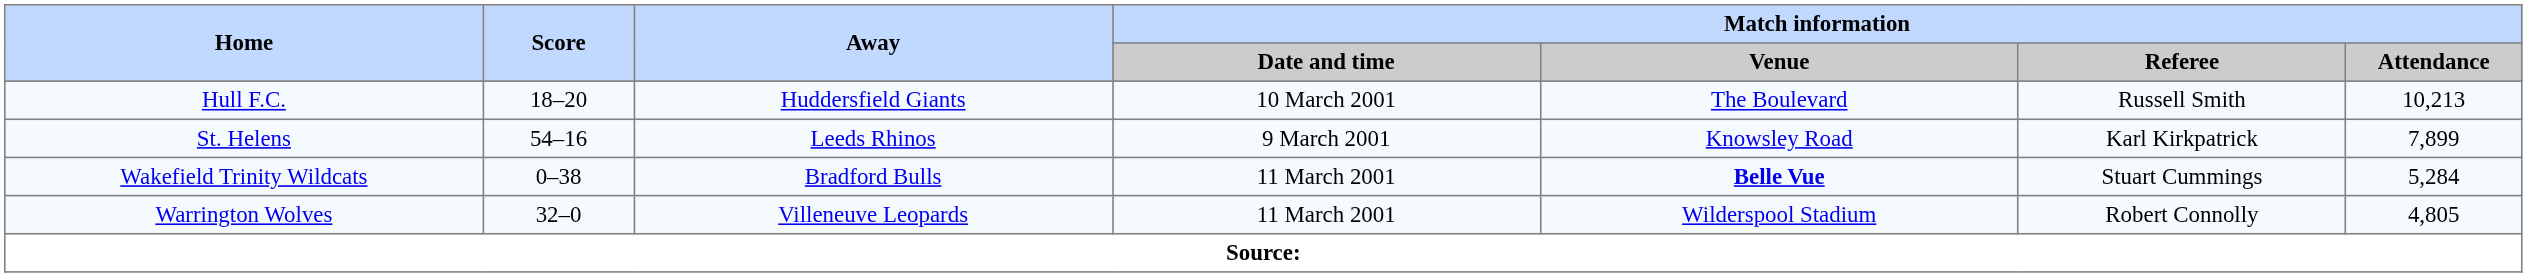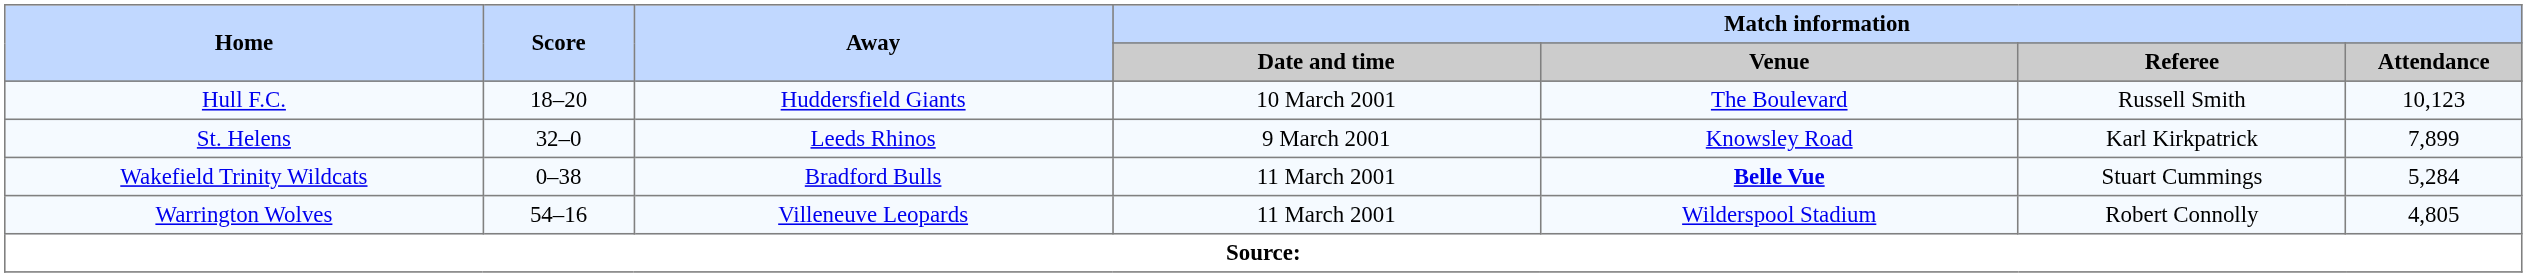(2434, 99) 10,213 -> (2434, 99) 10,123
(559, 138) 54–16 -> (559, 138) 32–0
(559, 214) 32–0 -> (559, 214) 54–16
